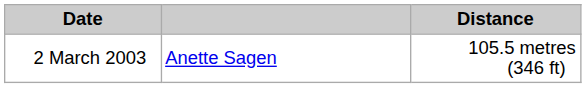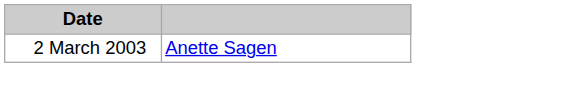- column: (495, 19)
